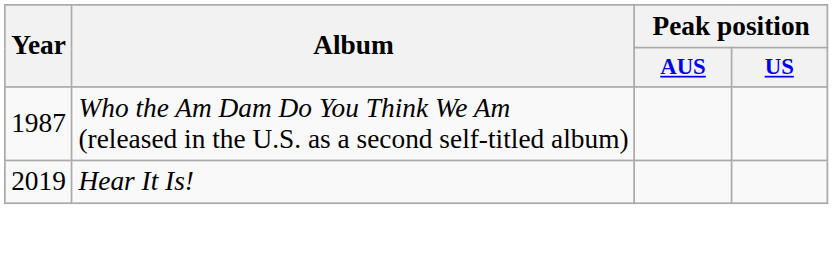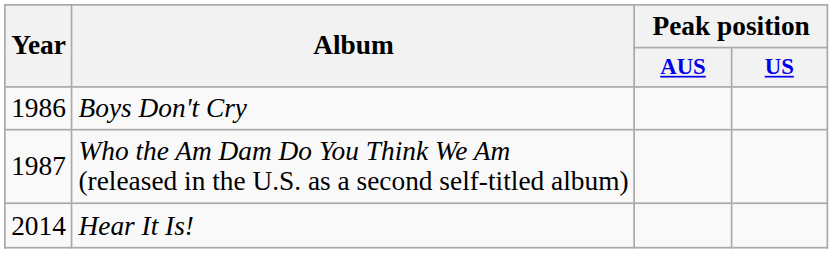+ row: (163, 107)
(39, 181) 2019 -> (39, 225) 2014
